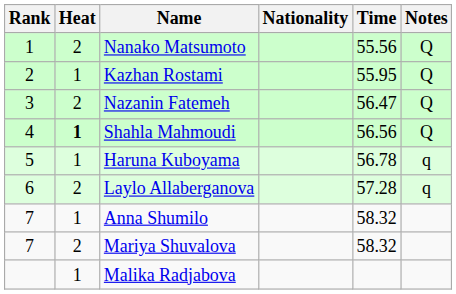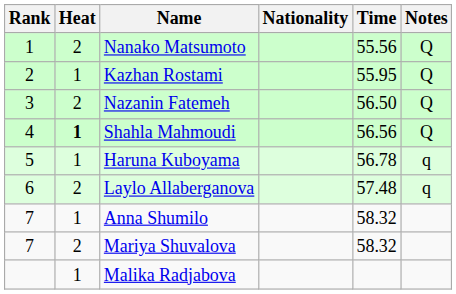(377, 103) 56.47 -> (377, 103) 56.50
(377, 189) 57.28 -> (377, 189) 57.48
